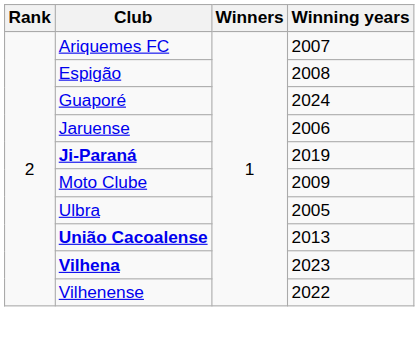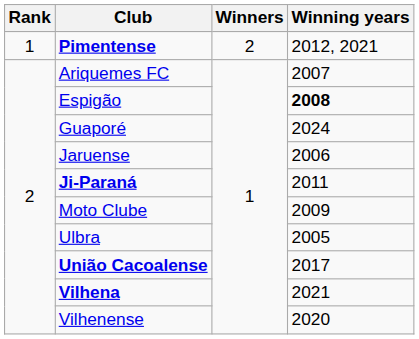+ row: (107, 45)
(311, 73) normal -> (311, 100) bold
(311, 155) 2019 -> (310, 182) 2011
(311, 237) 2013 -> (311, 264) 2017
(311, 264) 2023 -> (311, 292) 2021
(311, 292) 2022 -> (311, 319) 2020
